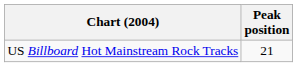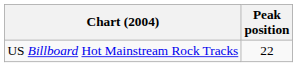(267, 51) 21 -> (267, 51) 22
